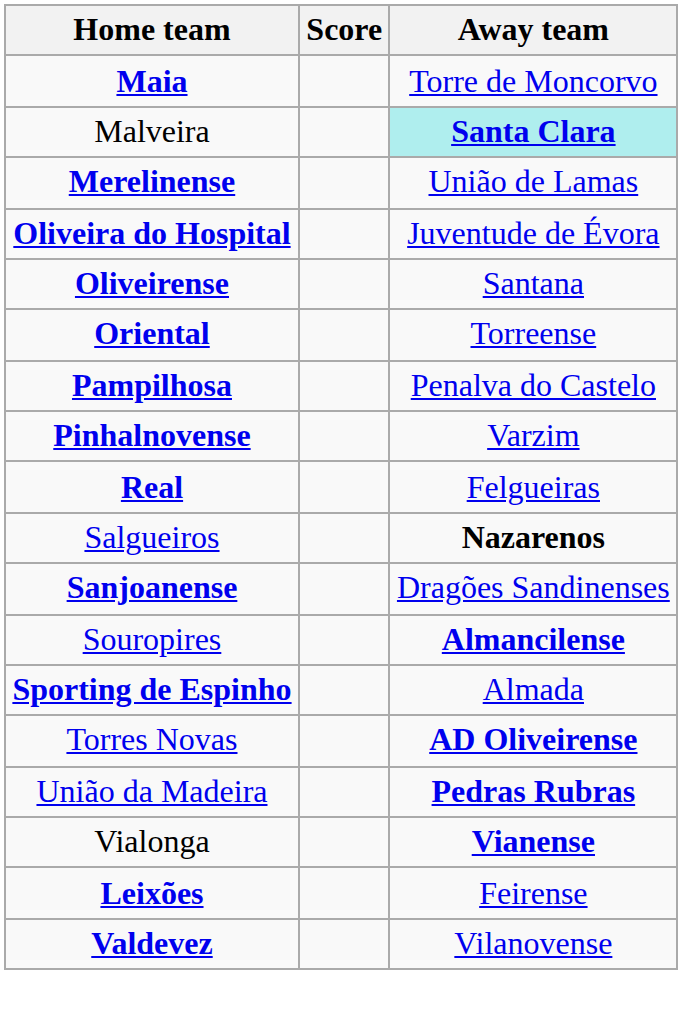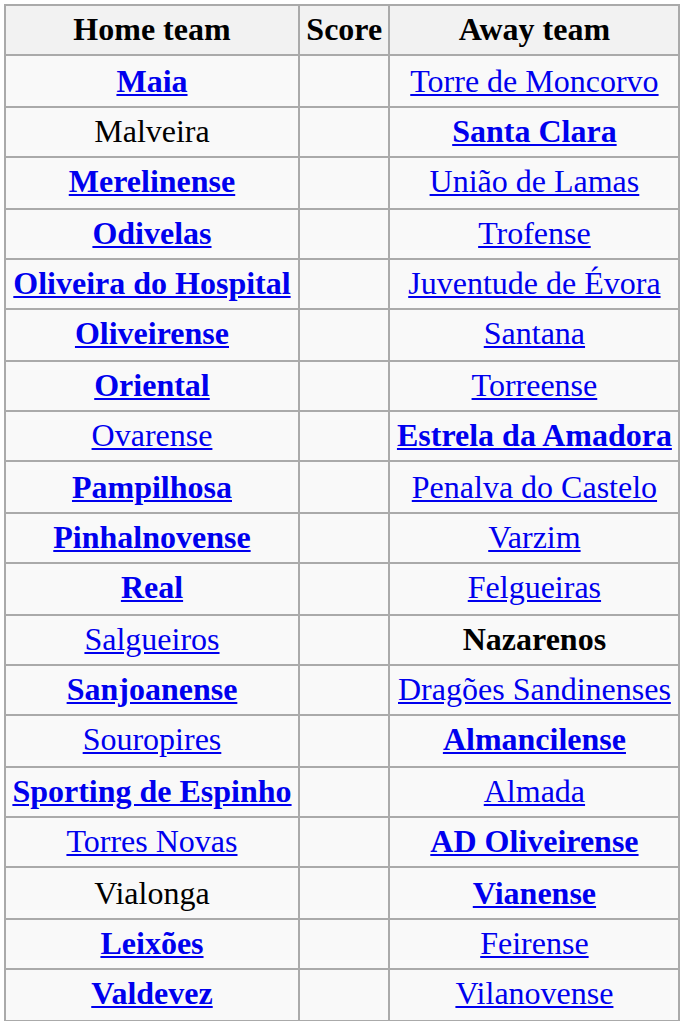(533, 131) paleturquoise background -> (534, 131) no background
+ row: (152, 232)
+ row: (152, 435)
- row: (152, 791)
